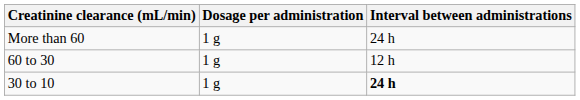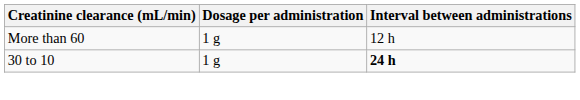(382, 38) 24 h -> (382, 38) 12 h
- row: (31, 60)
